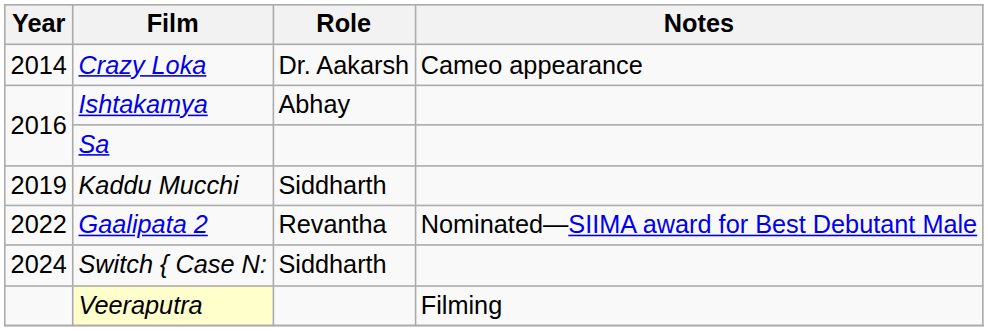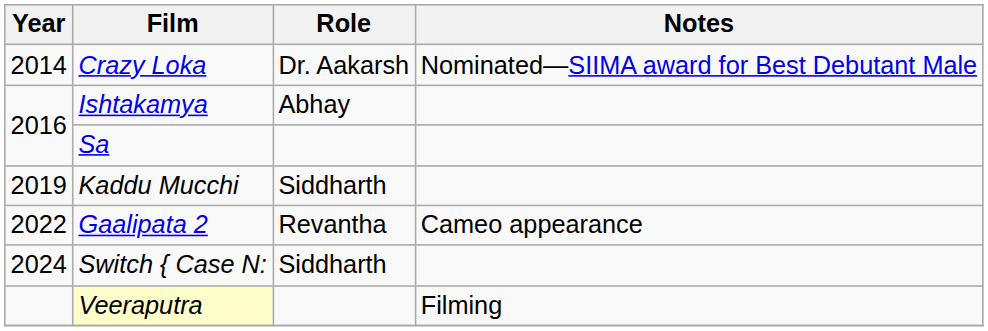(532, 64) Cameo appearance -> (699, 64) Nominated—SIIMA award for Best Debutant Male
(699, 225) Nominated—SIIMA award for Best Debutant Male -> (532, 225) Cameo appearance
